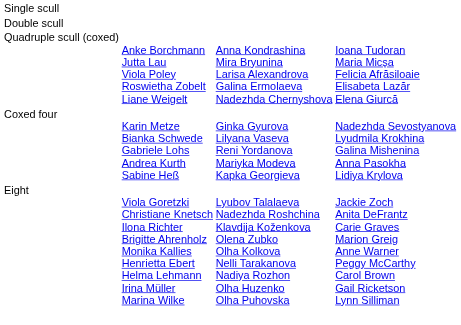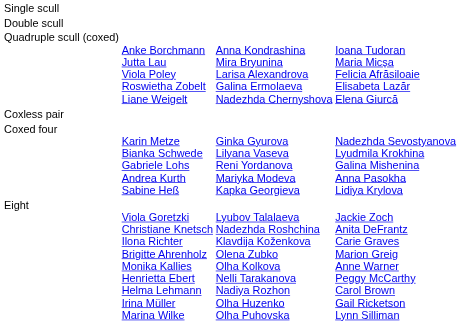+ row: (34, 114)
